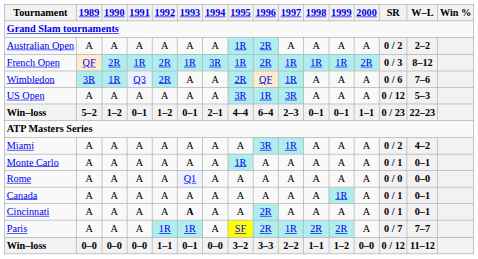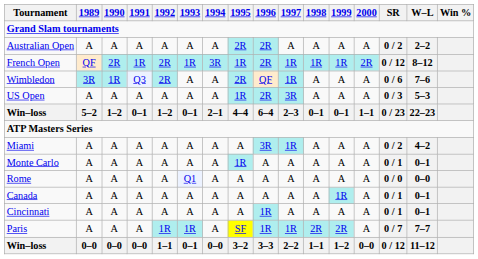(240, 45) 1R -> (240, 45) 2R
(393, 62) 0 / 3 -> (393, 62) 0 / 12
(240, 95) 3R -> (240, 95) 1R
(266, 95) 1R -> (266, 95) 2R
(393, 95) 0 / 12 -> (393, 95) 0 / 3
(190, 211) bold -> (190, 211) normal
(266, 211) 2R -> (266, 211) 1R
(266, 228) 2R -> (266, 228) 1R
